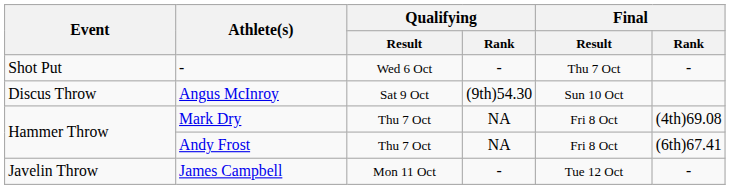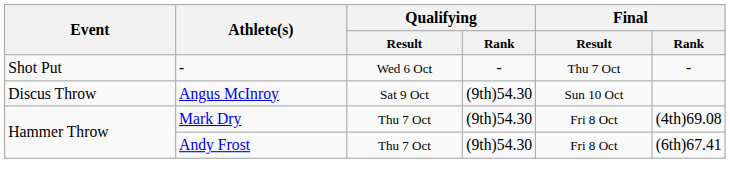(499, 119) NA -> (499, 119) (9th)54.30
(499, 145) NA -> (499, 145) (9th)54.30
- row: (231, 171)
